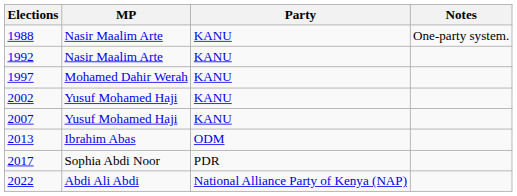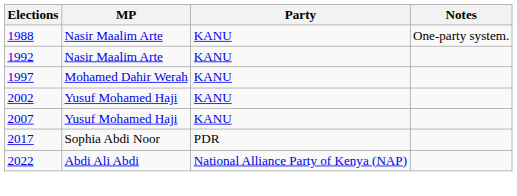- row: (21, 139)
